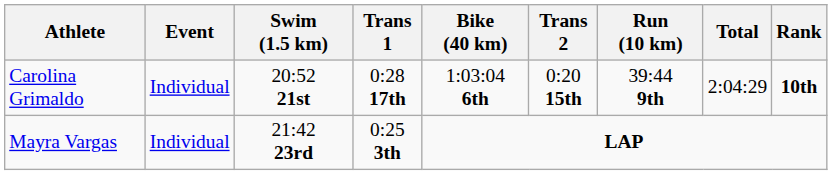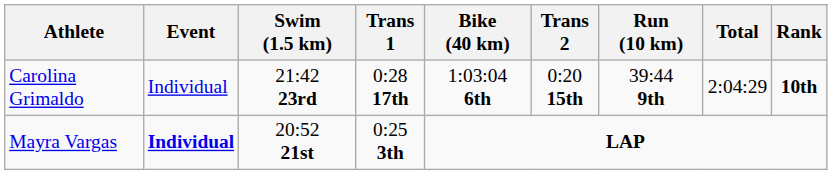(294, 87) 20:52 21st -> (297, 87) 21:42 23rd
(190, 142) normal -> (191, 142) bold
(294, 142) 21:42 23rd -> (297, 142) 20:52 21st
